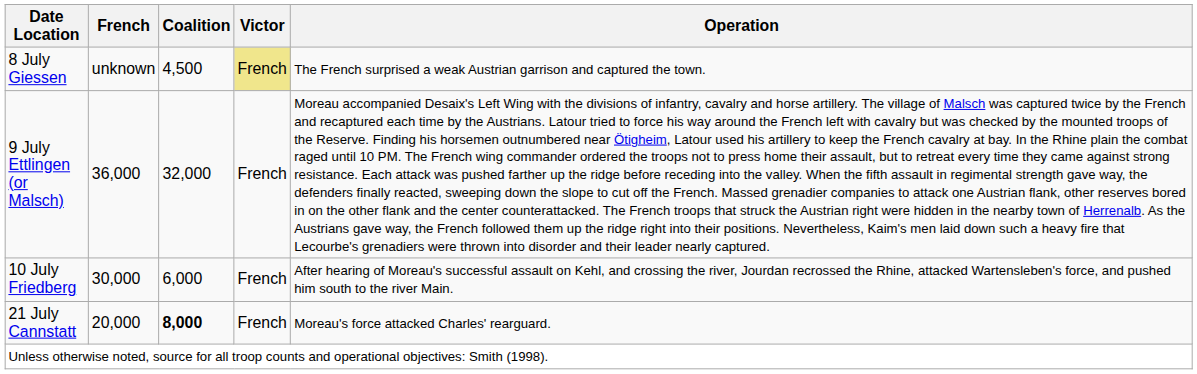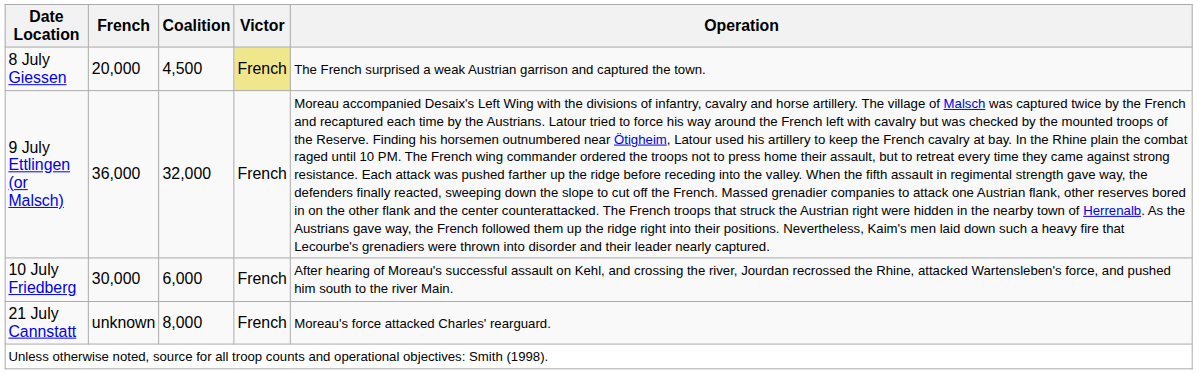(124, 68) unknown -> (116, 68) 20,000
(116, 322) 20,000 -> (124, 322) unknown
(182, 322) bold -> (182, 322) normal
